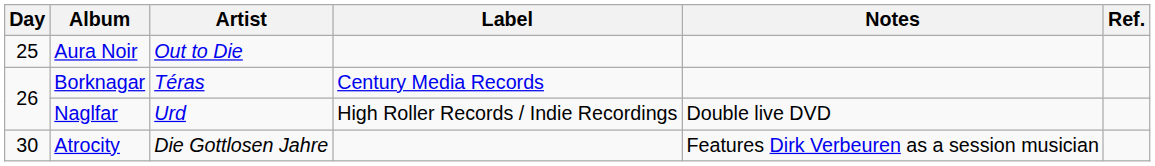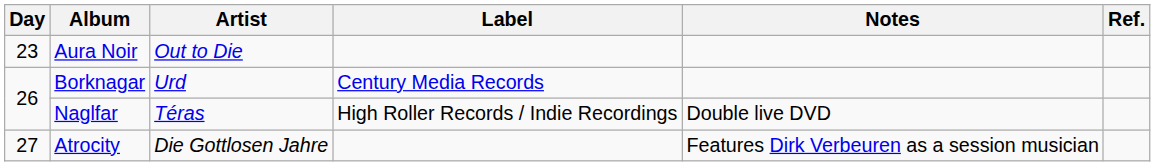(27, 51) 25 -> (27, 51) 23
(179, 82) Téras -> (170, 82) Urd
(170, 113) Urd -> (179, 113) Téras
(27, 144) 30 -> (27, 144) 27
